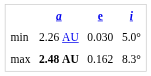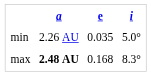(100, 37) 0.030 -> (100, 37) 0.035
(100, 59) 0.162 -> (100, 59) 0.168
